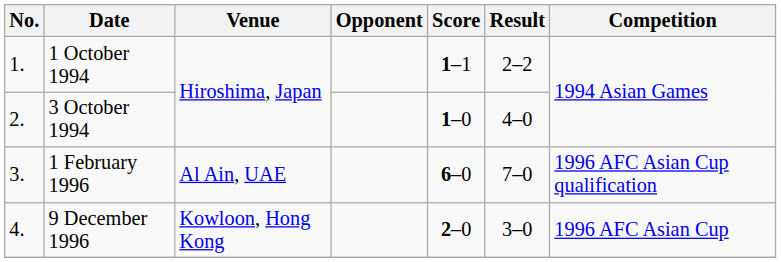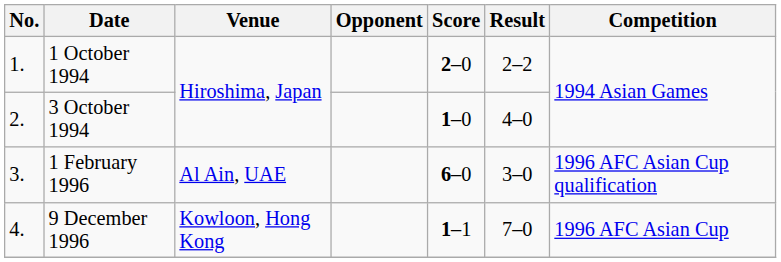(456, 64) 1–1 -> (456, 64) 2–0
(517, 174) 7–0 -> (517, 174) 3–0
(456, 229) 2–0 -> (456, 229) 1–1
(517, 229) 3–0 -> (517, 229) 7–0
